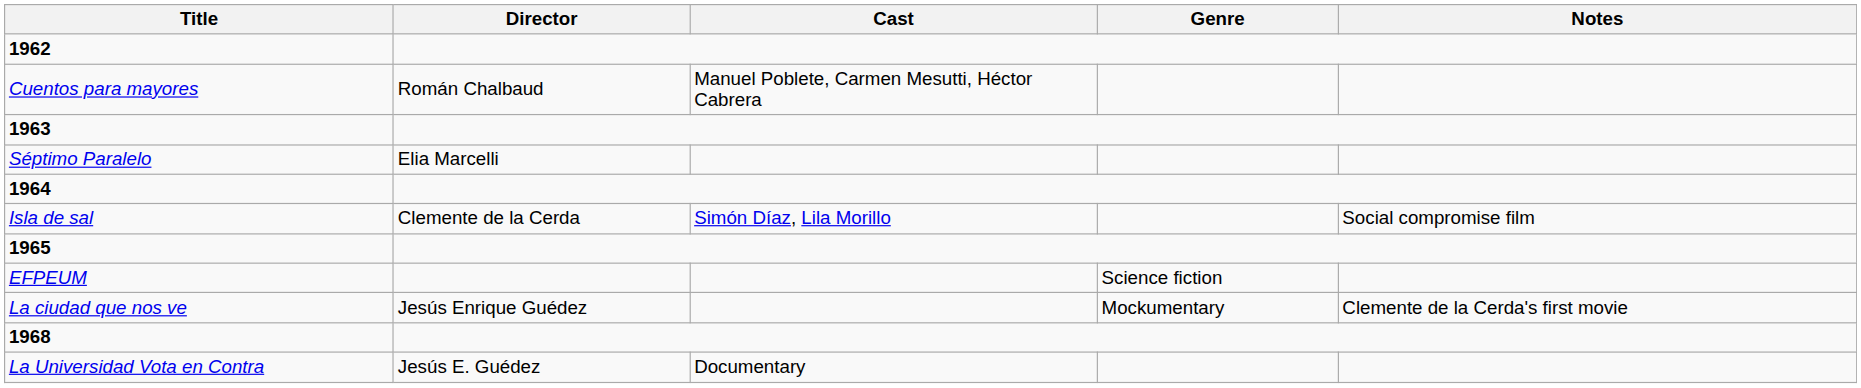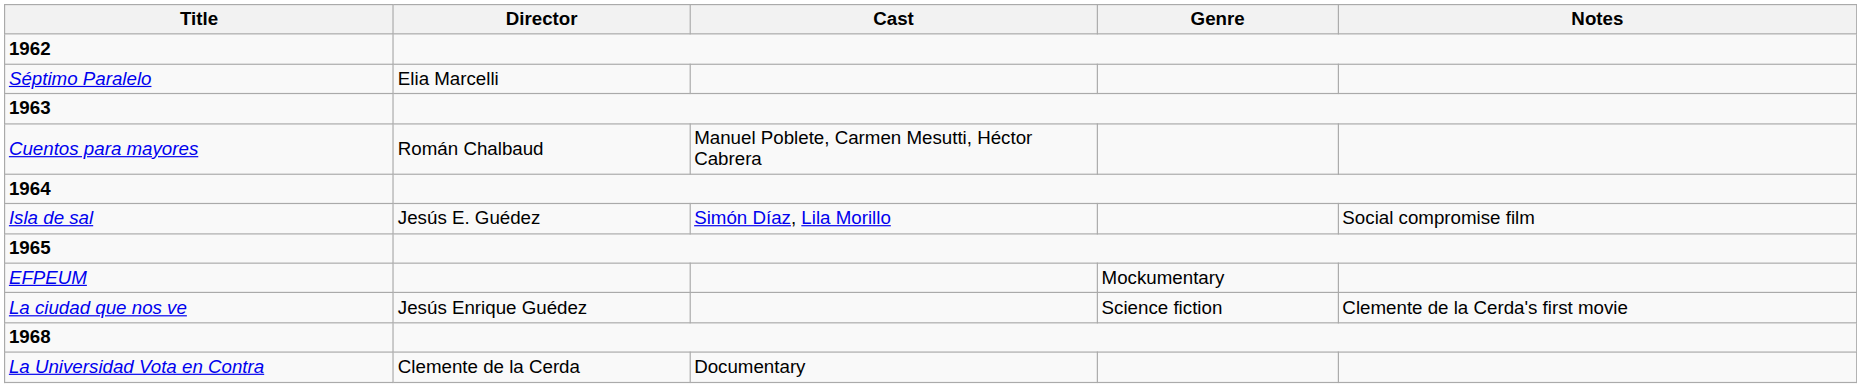rows swapped: (80, 159) <-> (104, 89)
(489, 218) Clemente de la Cerda -> (469, 218) Jesús E. Guédez
(1162, 277) Science fiction -> (1163, 277) Mockumentary
(1163, 307) Mockumentary -> (1162, 307) Science fiction
(469, 366) Jesús E. Guédez -> (489, 366) Clemente de la Cerda
